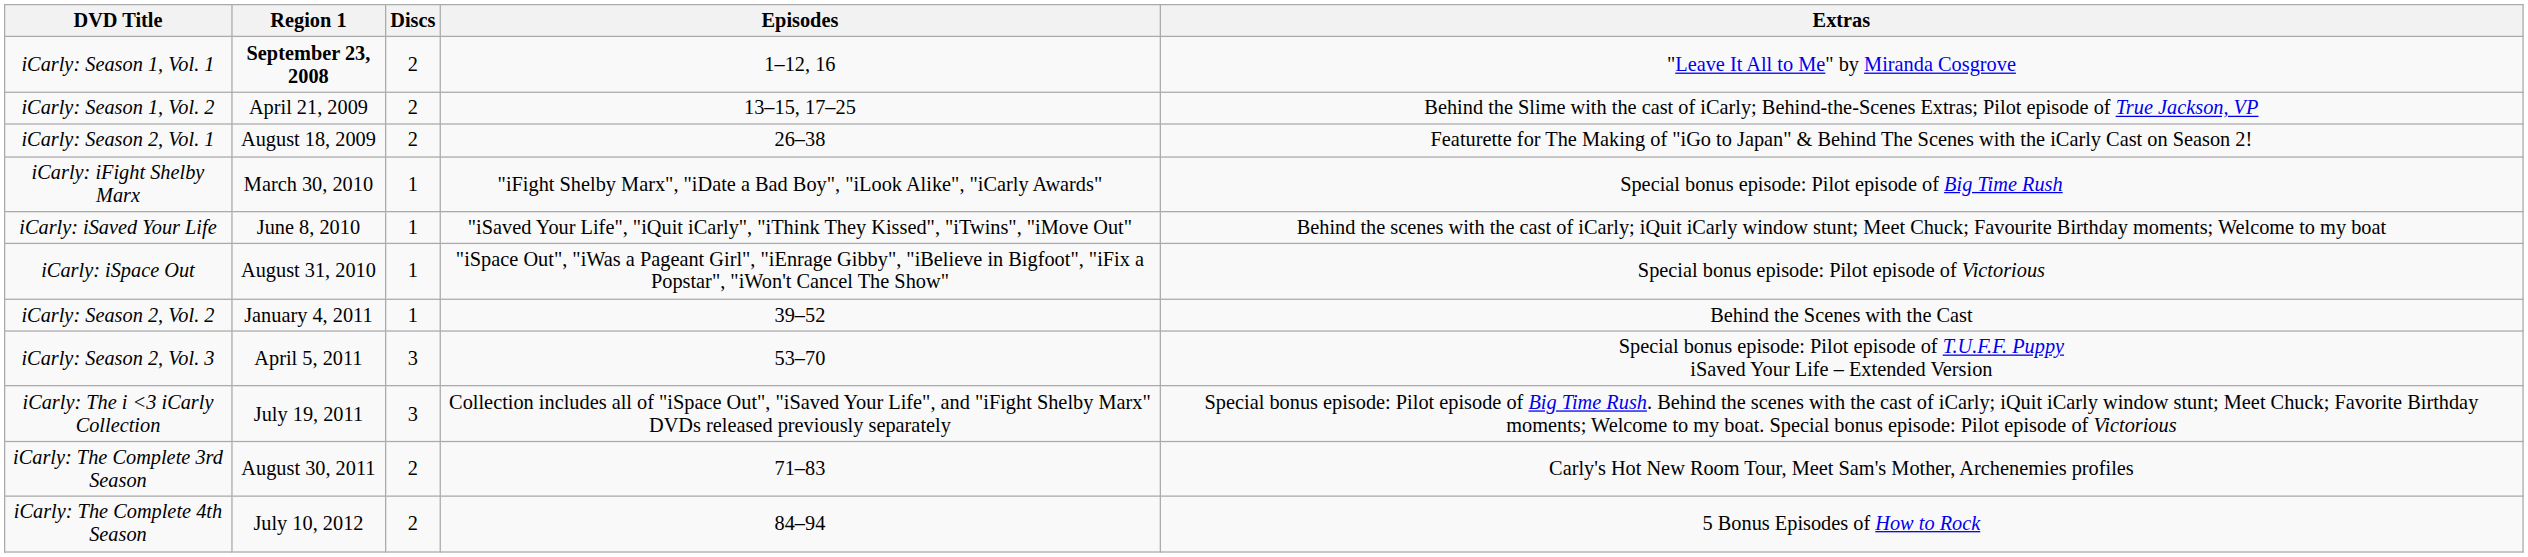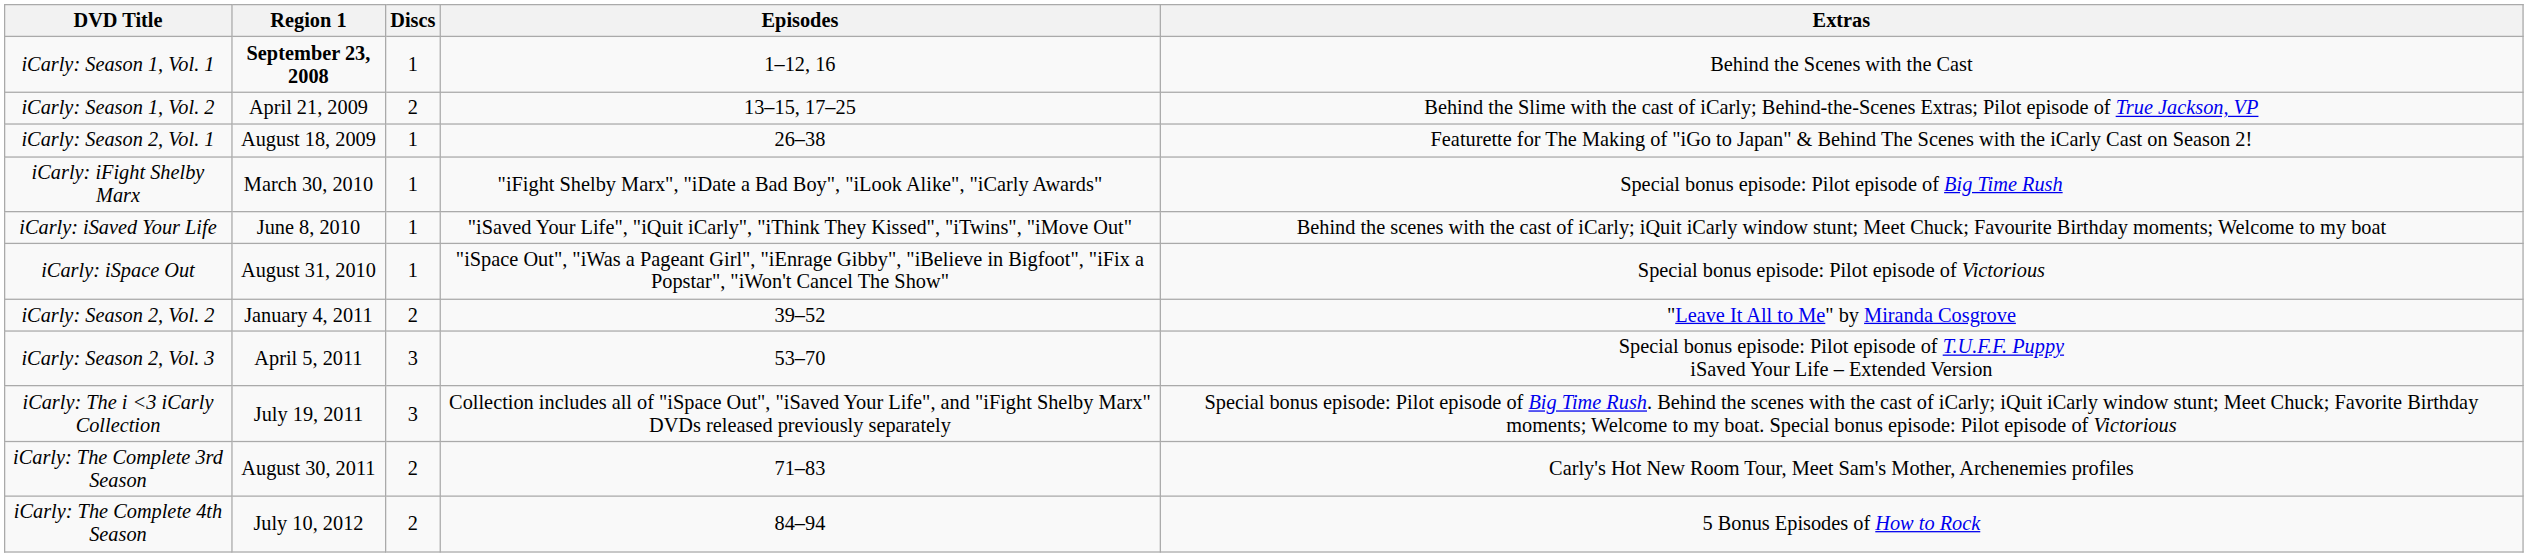(413, 64) 2 -> (413, 64) 1
(1841, 64) "Leave It All to Me" by Miranda Cosgrove -> (1841, 64) Behind the Scenes with the Cast
(413, 140) 2 -> (413, 140) 1
(413, 314) 1 -> (413, 314) 2
(1841, 314) Behind the Scenes with the Cast -> (1841, 314) "Leave It All to Me" by Miranda Cosgrove
